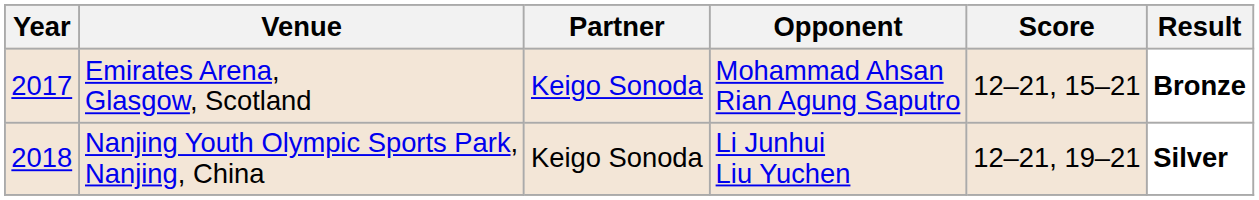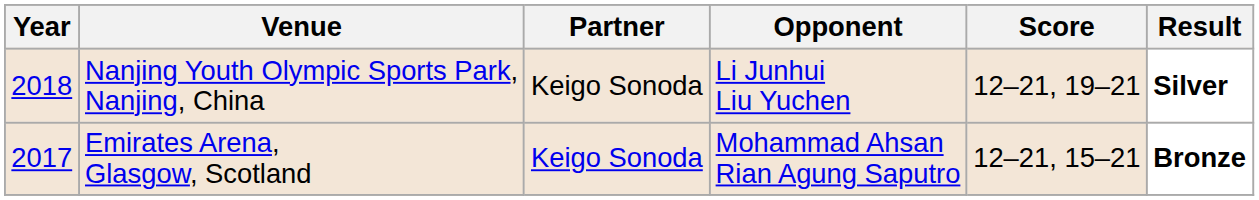rows swapped: (198, 85) <-> (302, 159)
